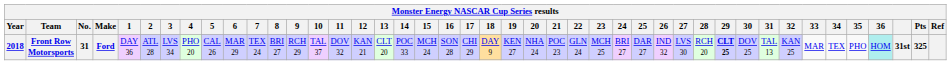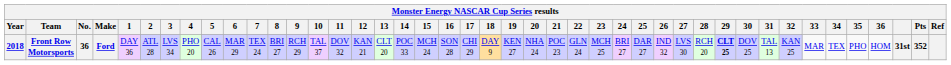(84, 47) 31 -> (84, 47) 36
(881, 47) paleturquoise background -> (881, 47) no background
(920, 47) 325 -> (920, 47) 352
